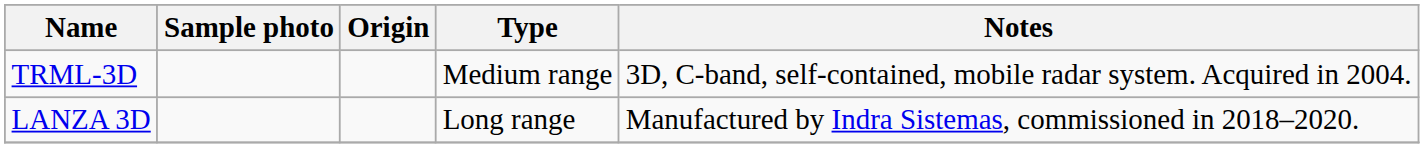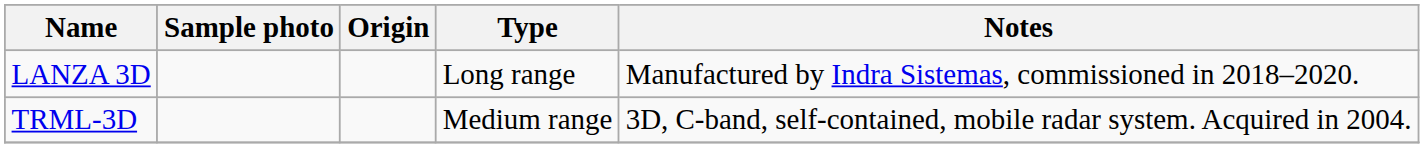rows swapped: (74, 73) <-> (81, 119)
